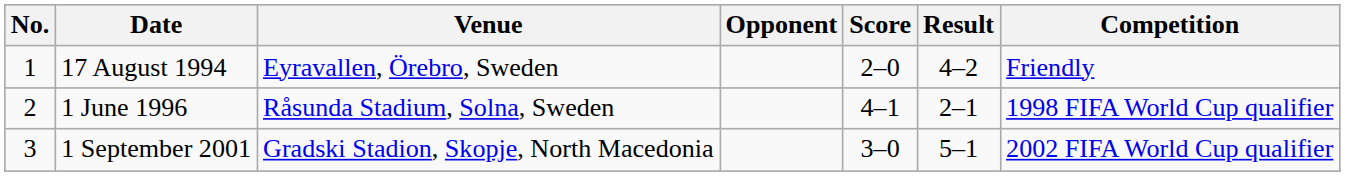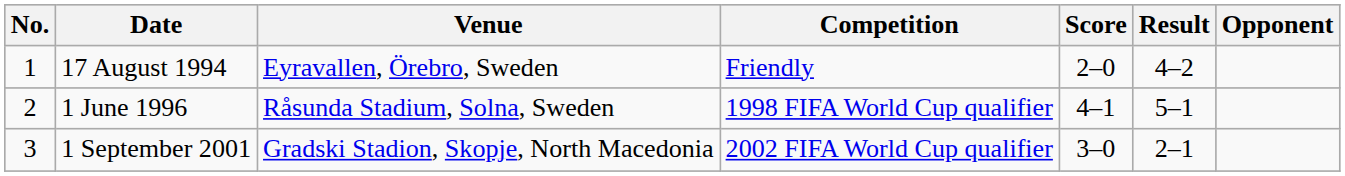columns swapped: (781, 25) <-> (1170, 25)
(959, 107) 2–1 -> (1174, 107) 5–1
(959, 149) 5–1 -> (1174, 149) 2–1
